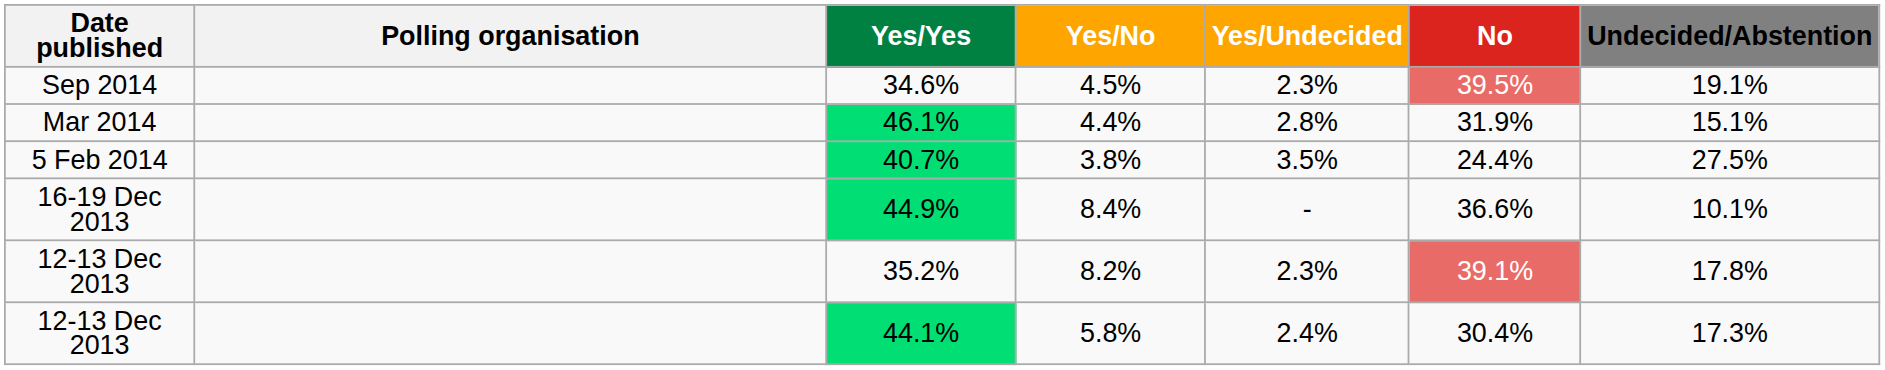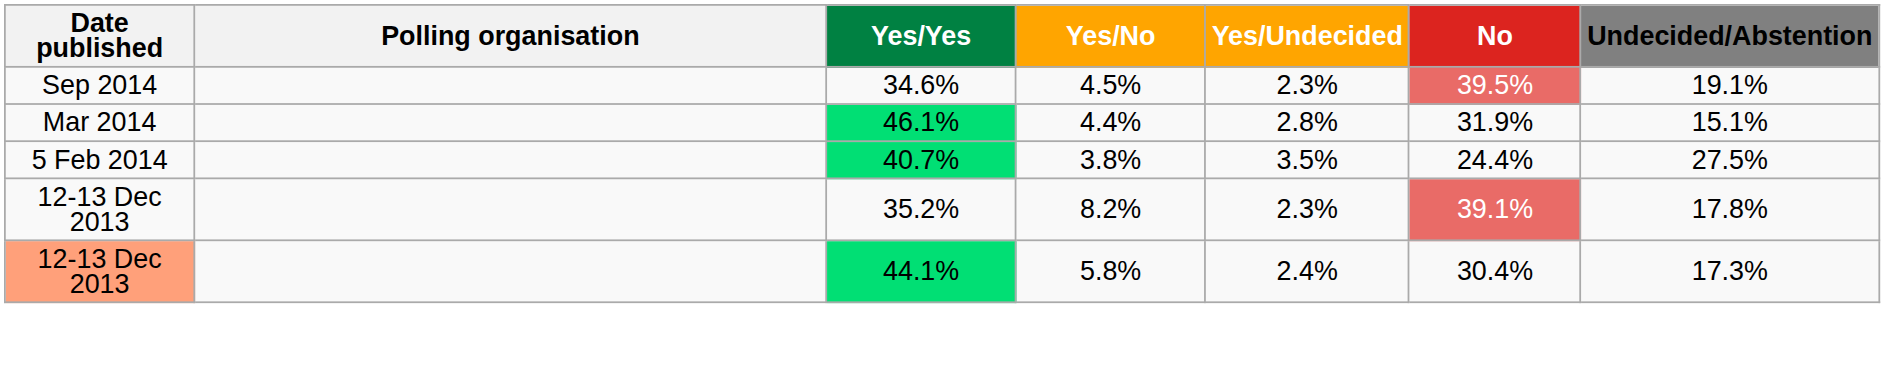- row: (921, 209)
(100, 333) no background -> (100, 271) lightsalmon background
